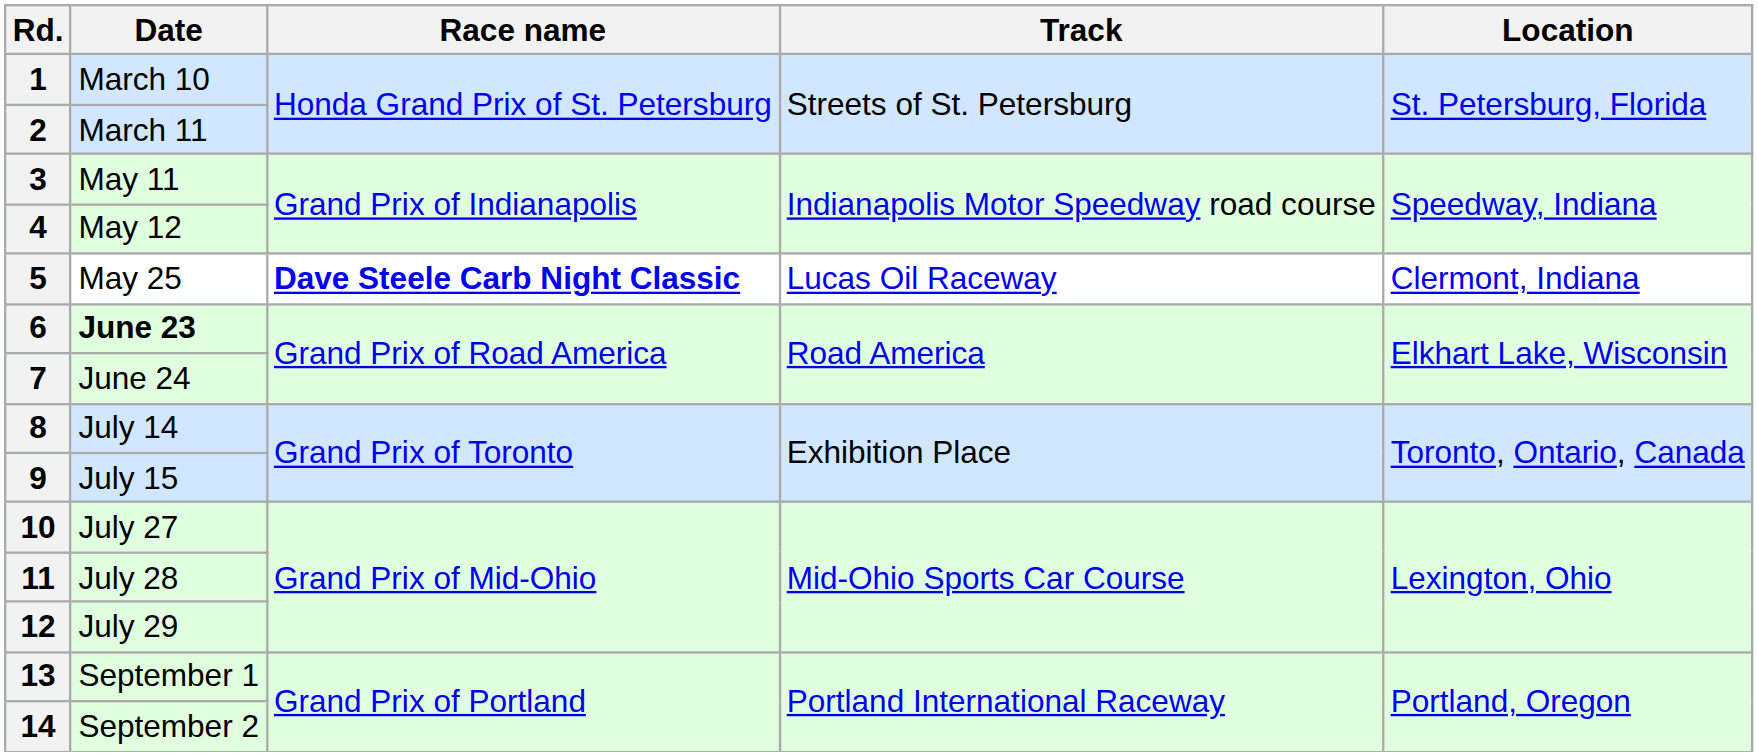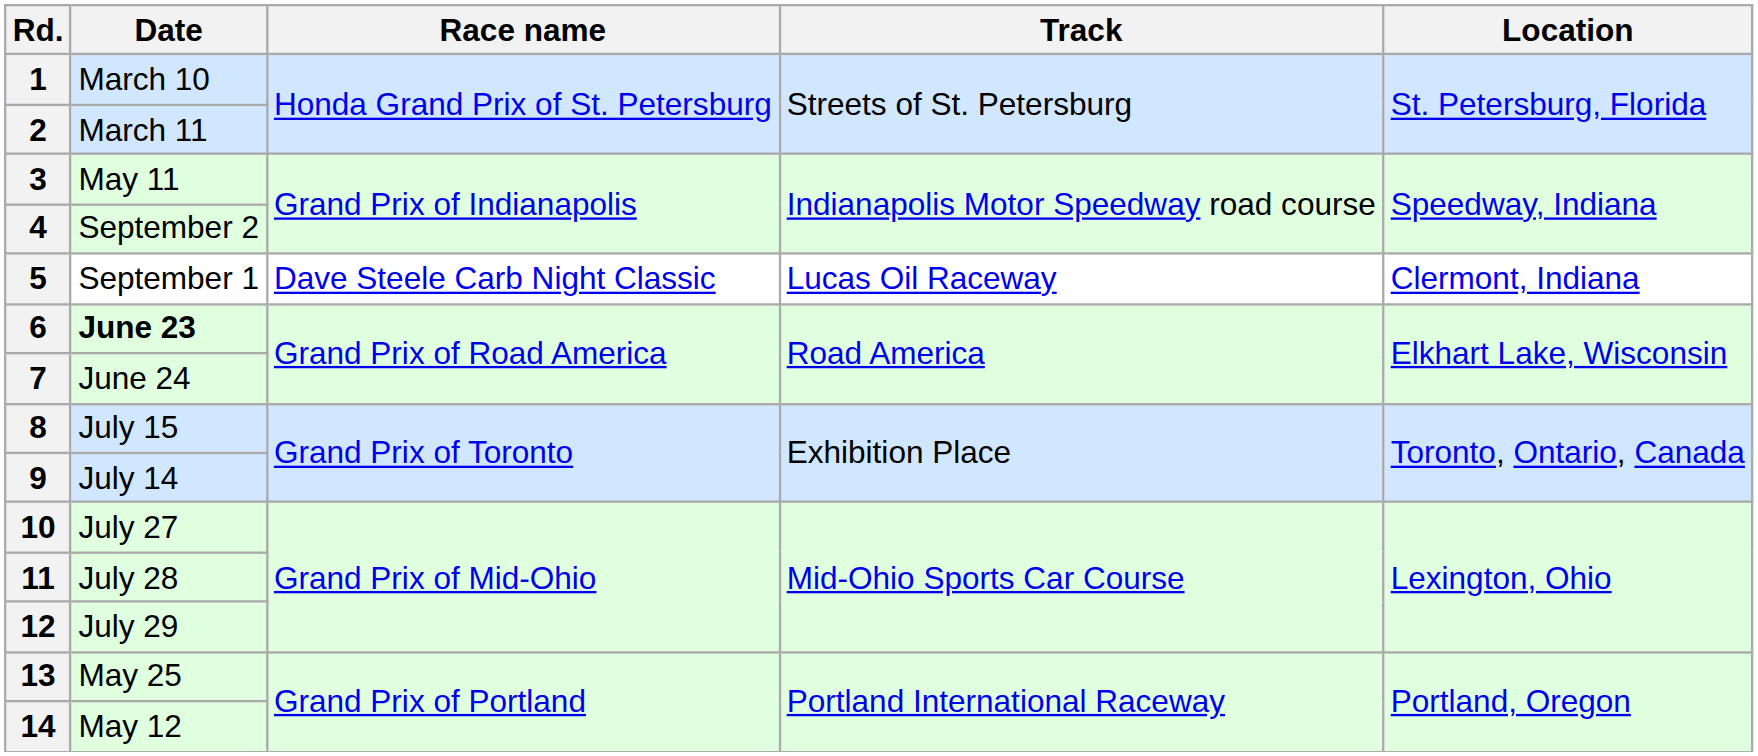(130, 229) May 12 -> (169, 229) September 2
(130, 278) May 25 -> (169, 278) September 1
(507, 278) bold -> (495, 278) normal
(128, 428) July 14 -> (128, 428) July 15
(128, 477) July 15 -> (128, 477) July 14
(169, 676) September 1 -> (130, 676) May 25
(169, 726) September 2 -> (130, 726) May 12
